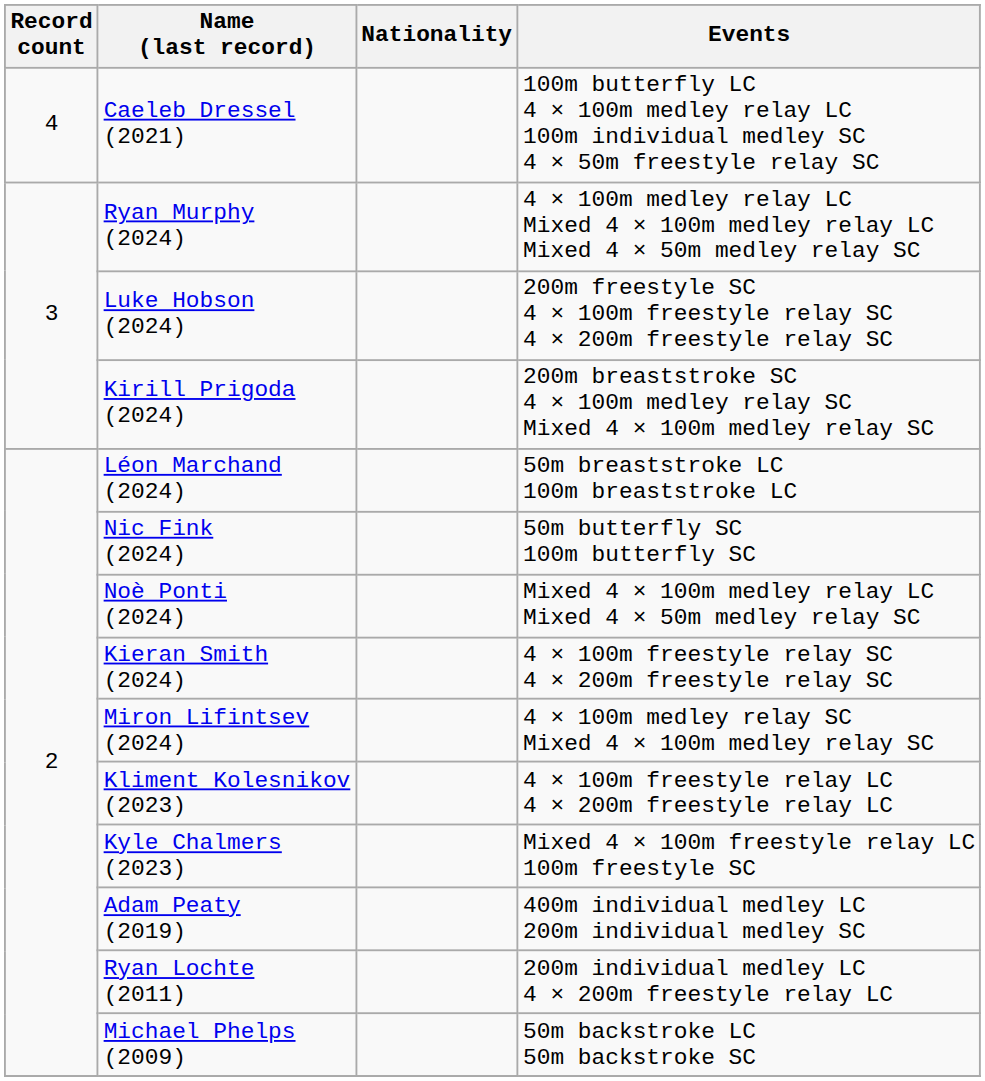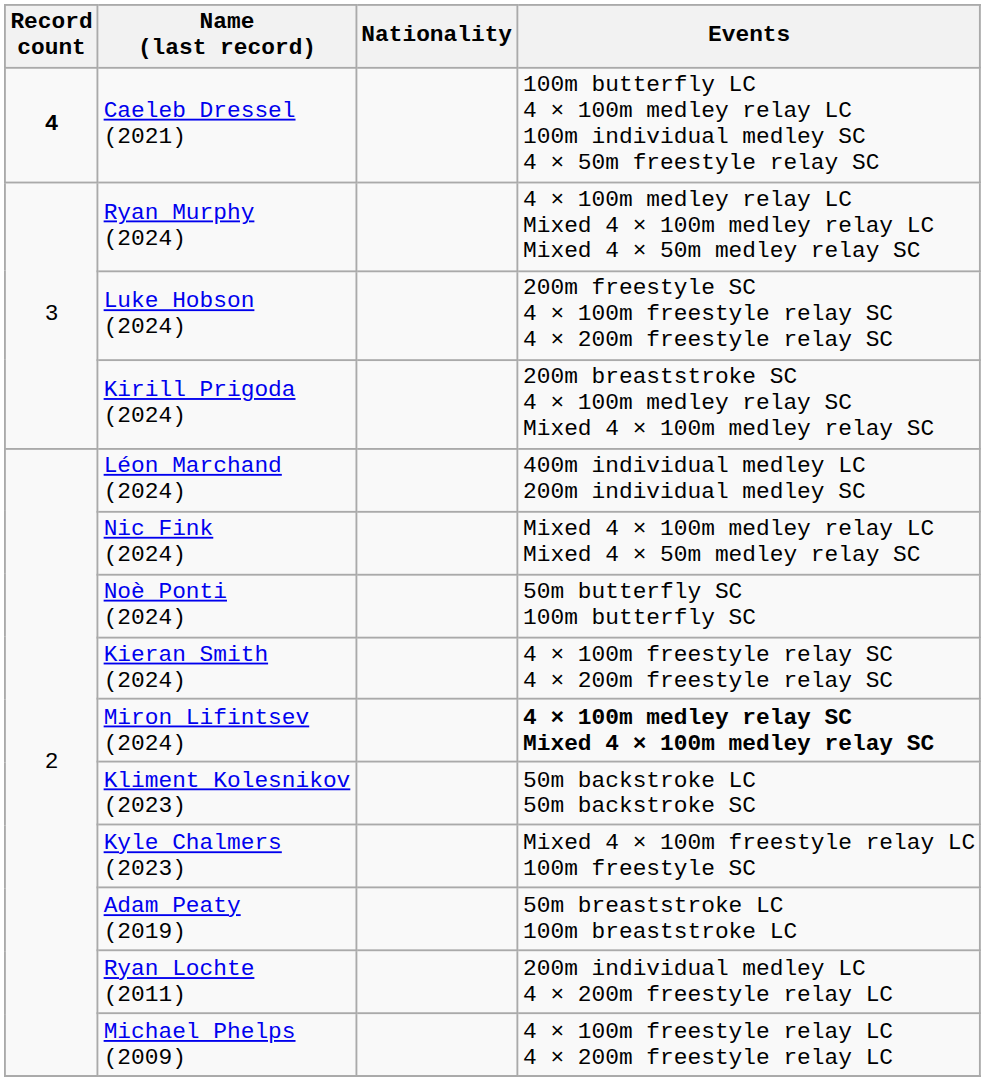(52, 125) normal -> (52, 125) bold
(660, 480) 50m breaststroke LC 100m breaststroke LC -> (694, 480) 400m individual medley LC 200m individual medley SC
(640, 543) 50m butterfly SC 100m butterfly SC -> (729, 543) Mixed 4 × 100m medley relay LC Mixed 4 × 50m medley relay SC
(729, 606) Mixed 4 × 100m medley relay LC Mixed 4 × 50m medley relay SC -> (640, 606) 50m butterfly SC 100m butterfly SC
(729, 731) normal -> (729, 731) bold
(708, 794) 4 × 100m freestyle relay LC 4 × 200m freestyle relay LC -> (640, 794) 50m backstroke LC 50m backstroke SC
(694, 920) 400m individual medley LC 200m individual medley SC -> (660, 920) 50m breaststroke LC 100m breaststroke LC
(640, 1045) 50m backstroke LC 50m backstroke SC -> (708, 1045) 4 × 100m freestyle relay LC 4 × 200m freestyle relay LC
